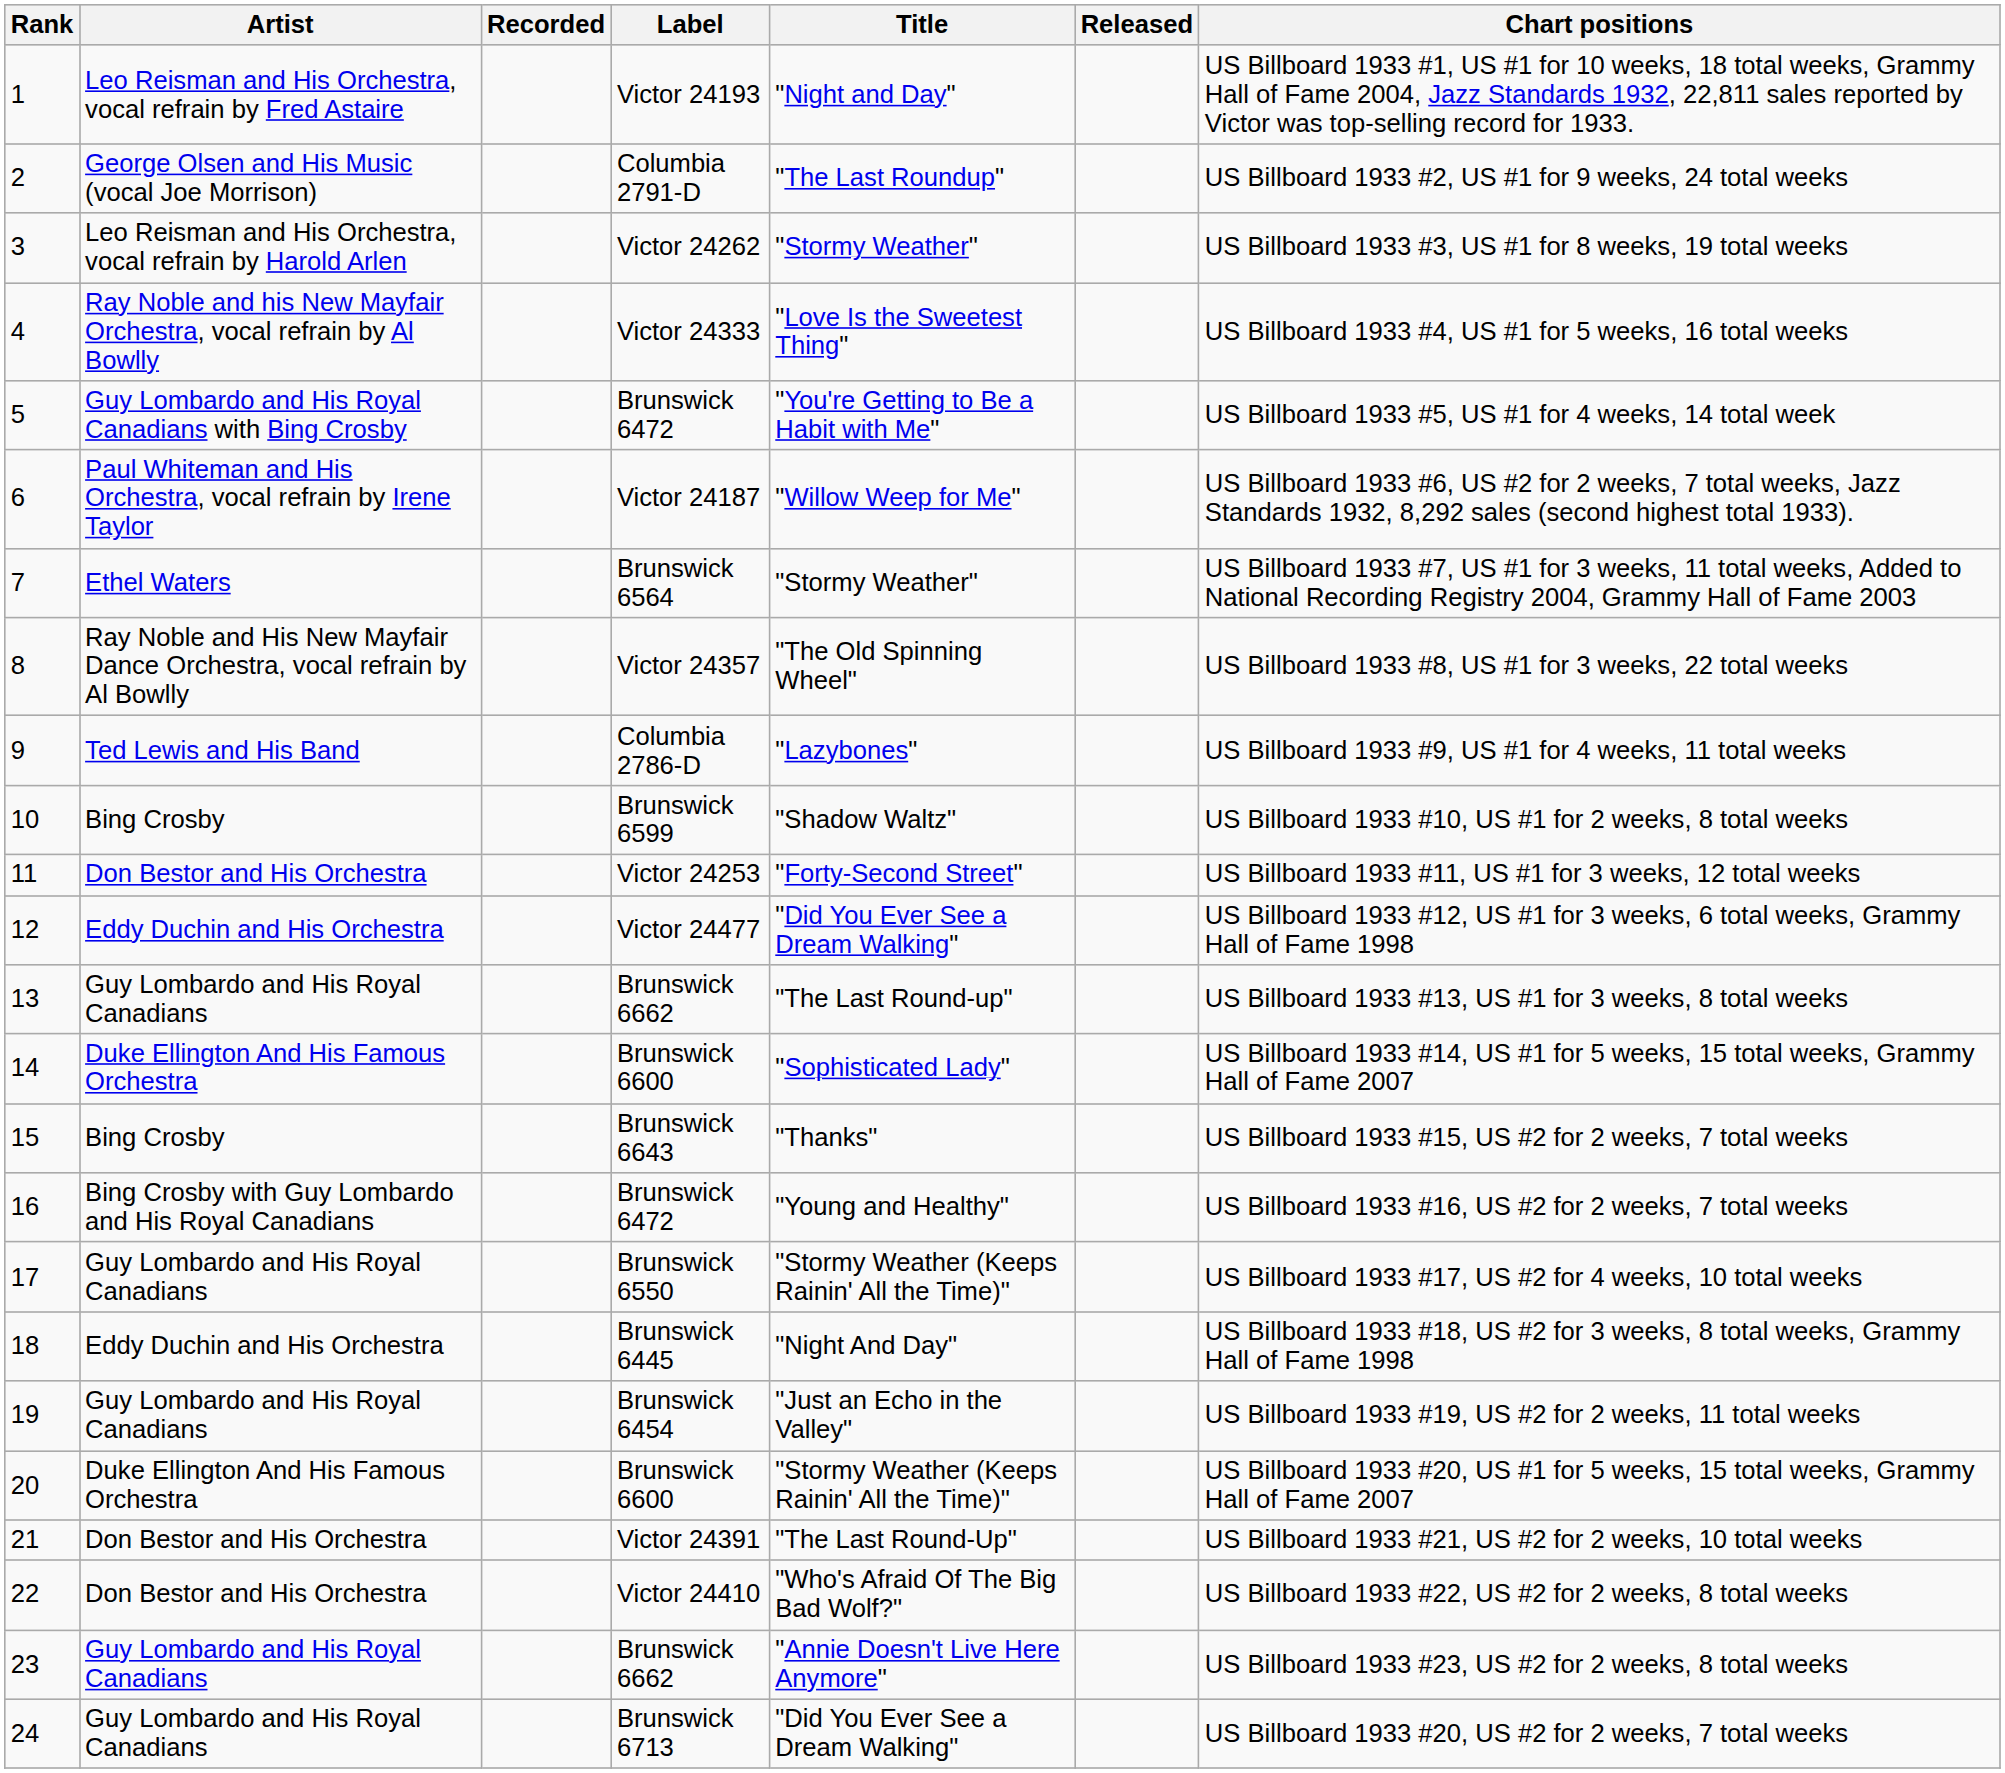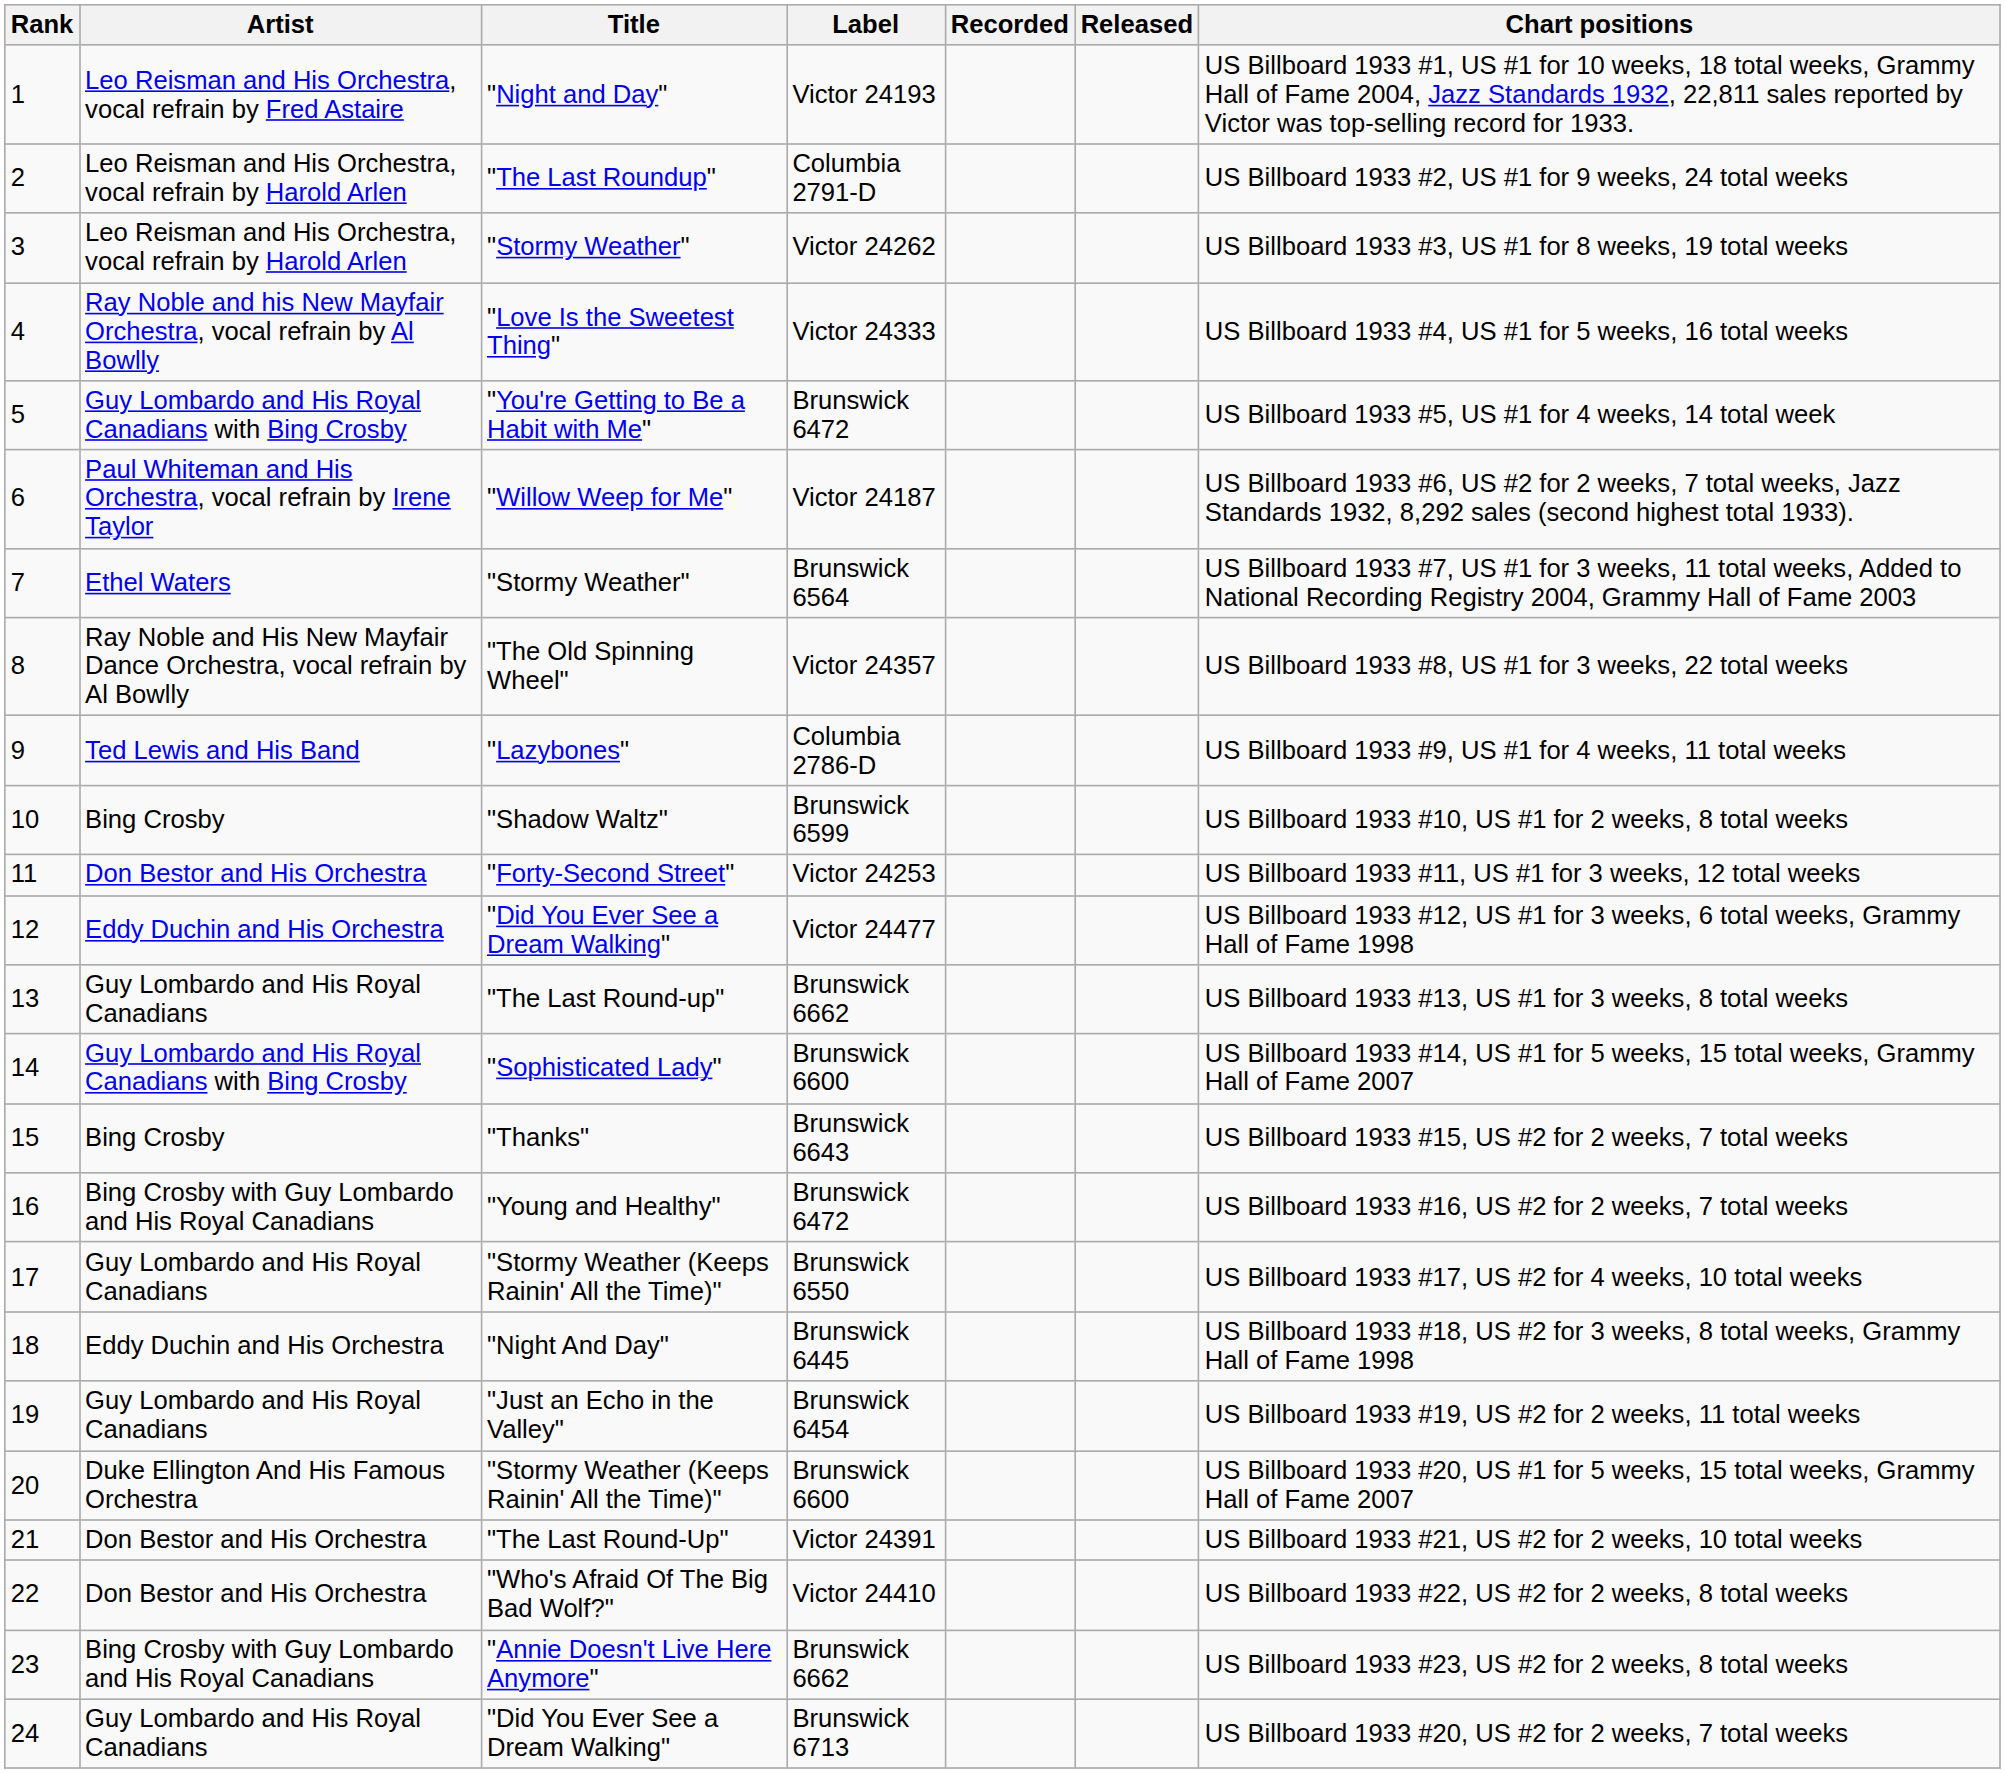columns swapped: (922, 24) <-> (546, 24)
(249, 178) George Olsen and His Music (vocal Joe Morrison) -> (271, 178) Leo Reisman and His Orchestra, vocal refrain by Harold Arlen
(265, 1068) Duke Ellington And His Famous Orchestra -> (253, 1068) Guy Lombardo and His Royal Canadians with Bing Crosby
(253, 1664) Guy Lombardo and His Royal Canadians -> (269, 1664) Bing Crosby with Guy Lombardo and His Royal Canadians
